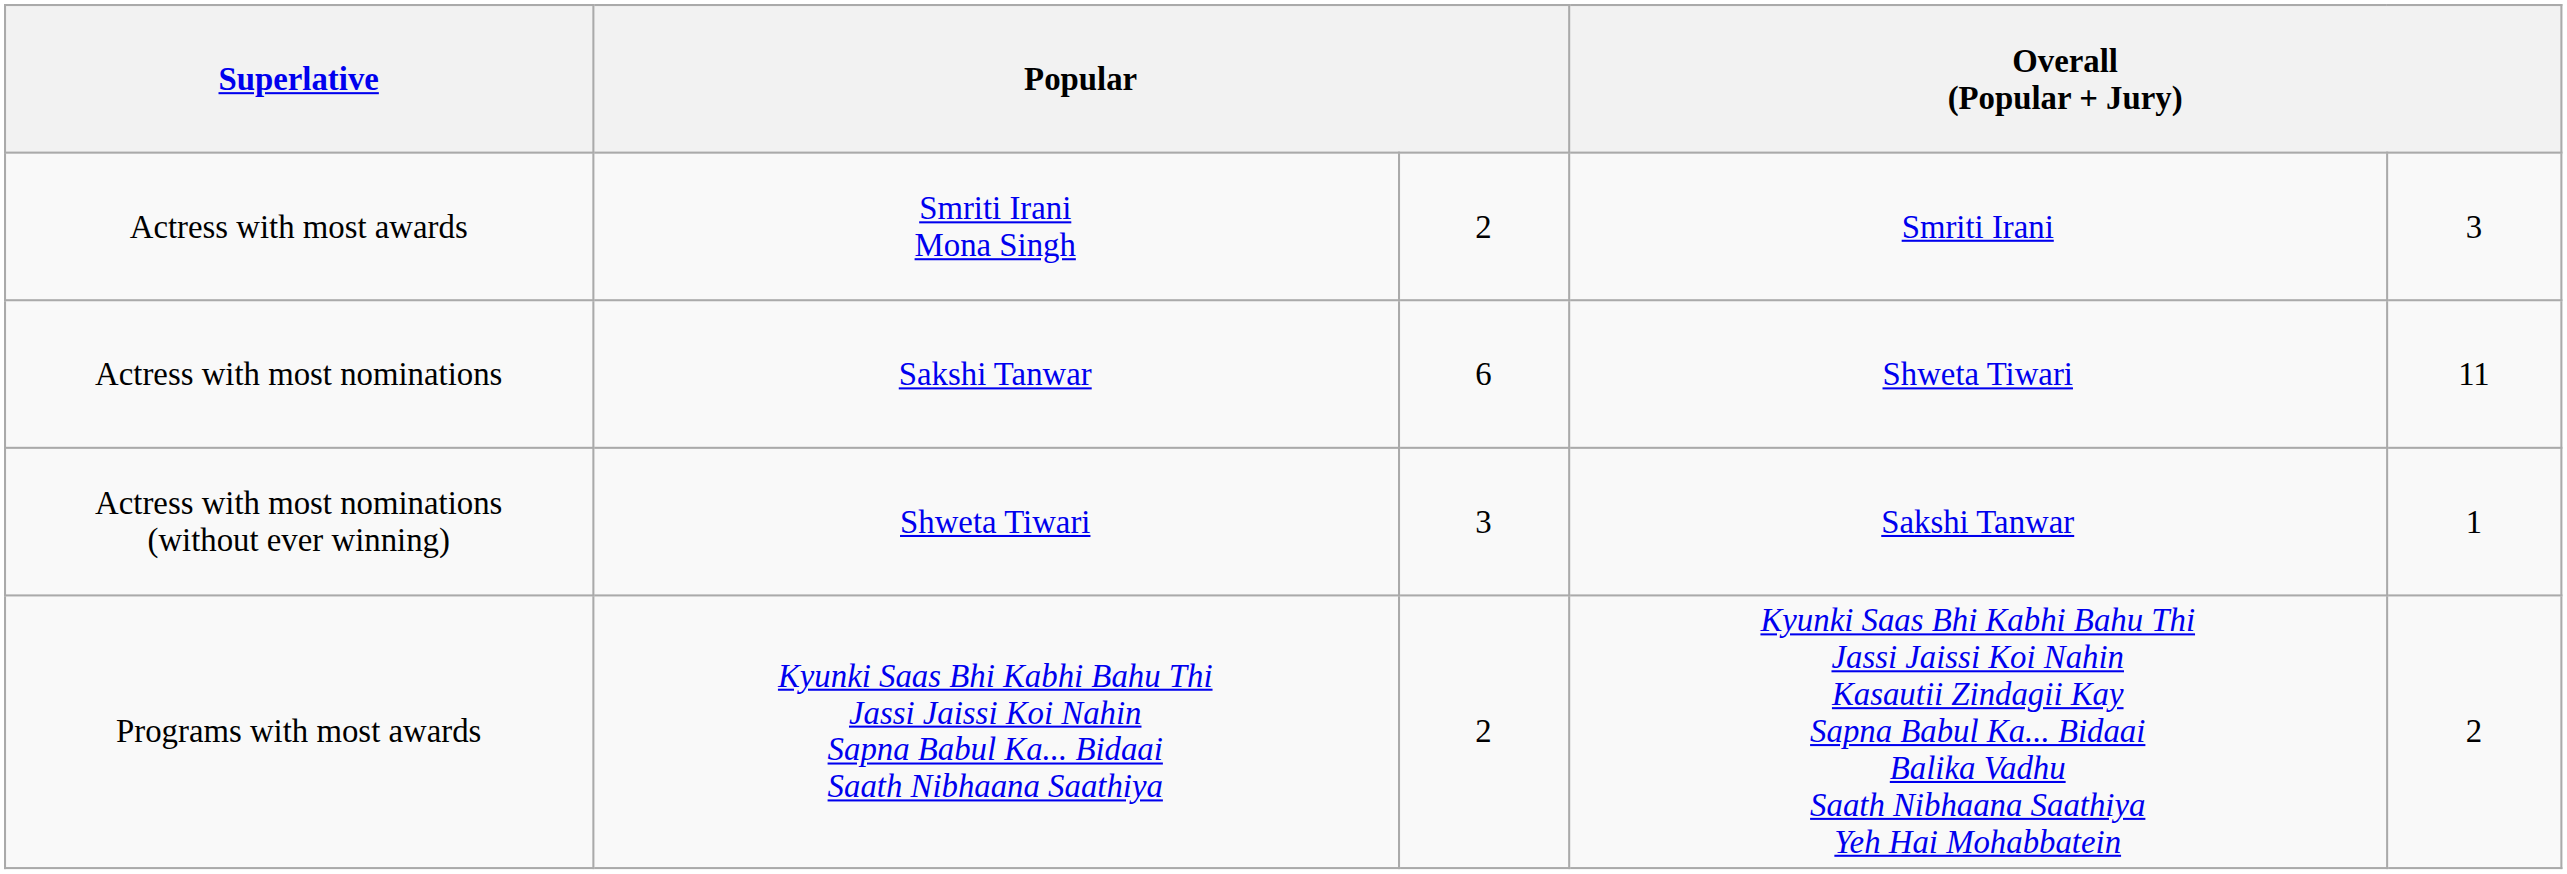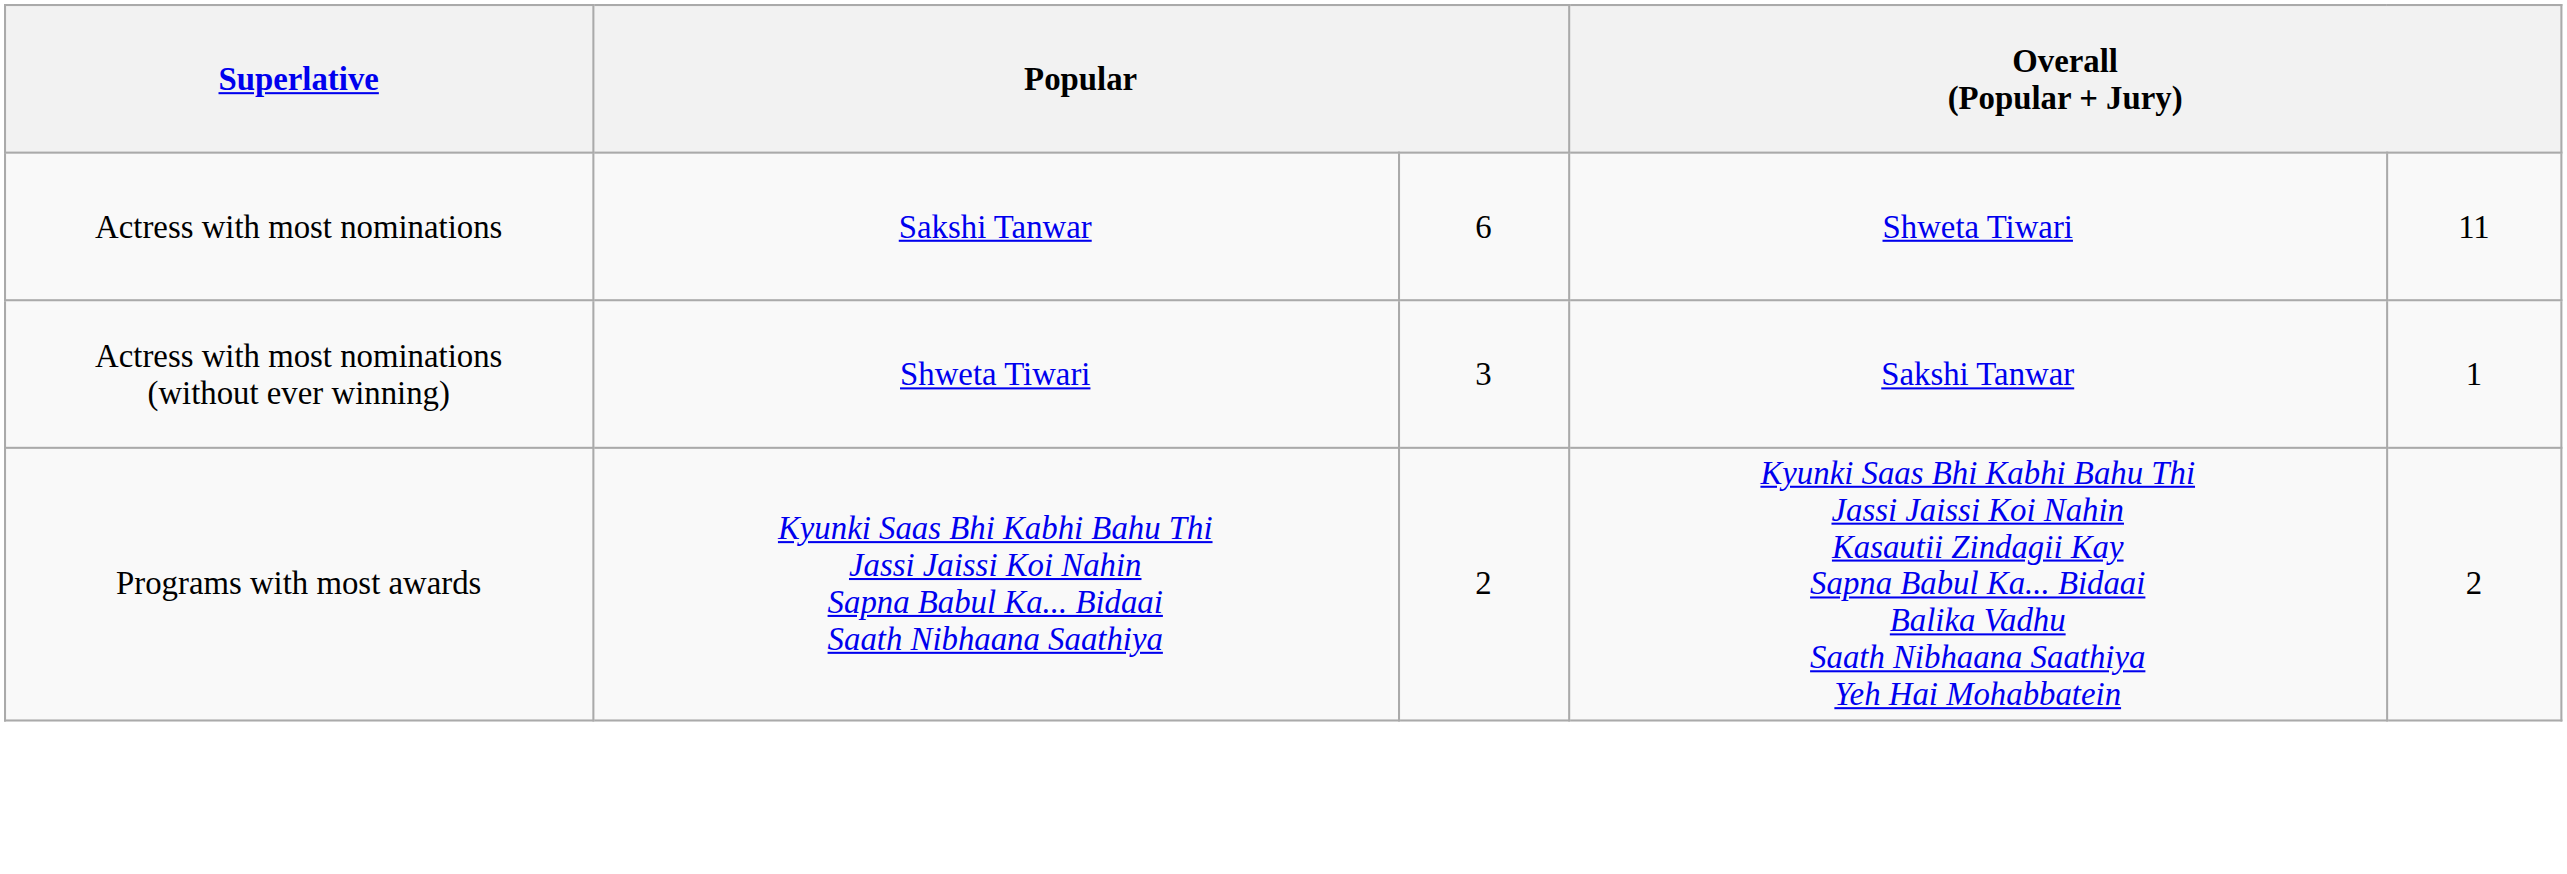- row: (299, 225)
